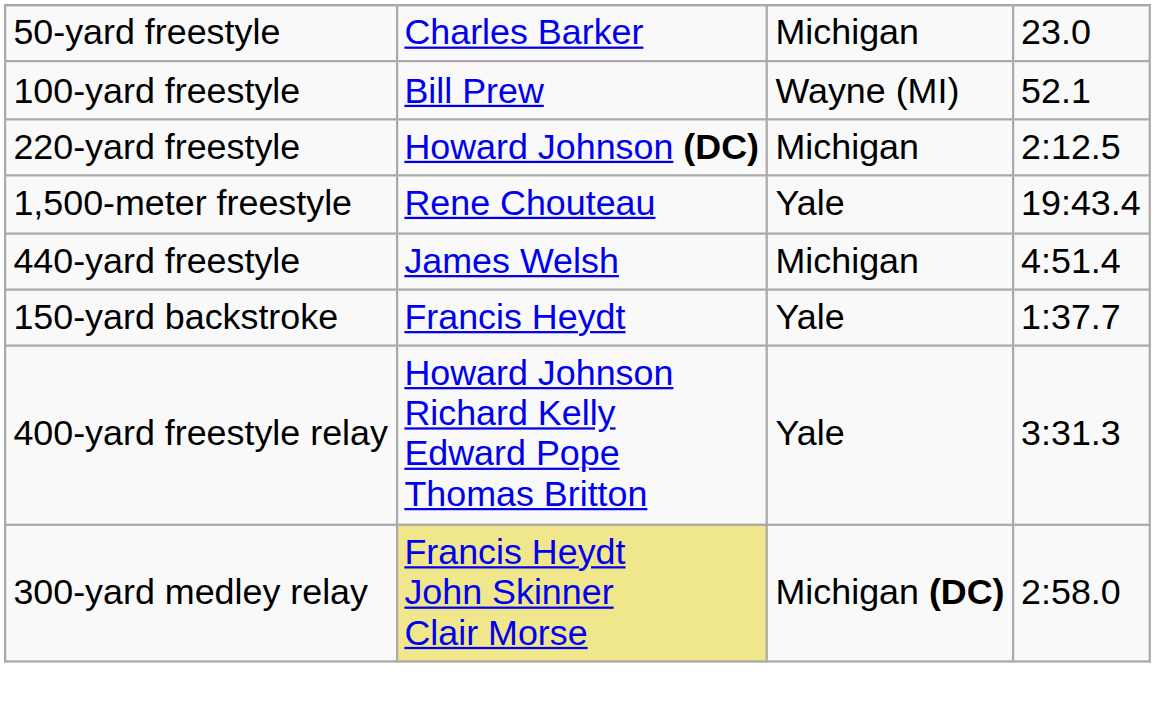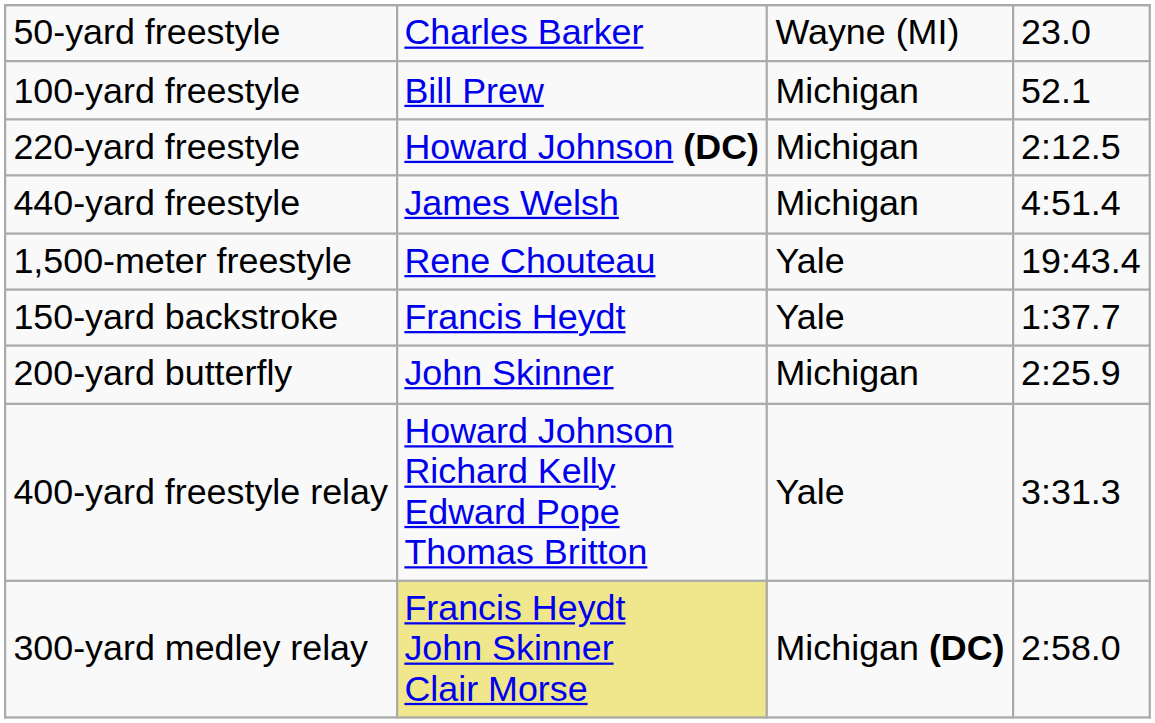(847, 32) Michigan -> (867, 32) Wayne (MI)
(867, 89) Wayne (MI) -> (847, 89) Michigan
rows swapped: (157, 260) <-> (183, 203)
+ row: (153, 373)
